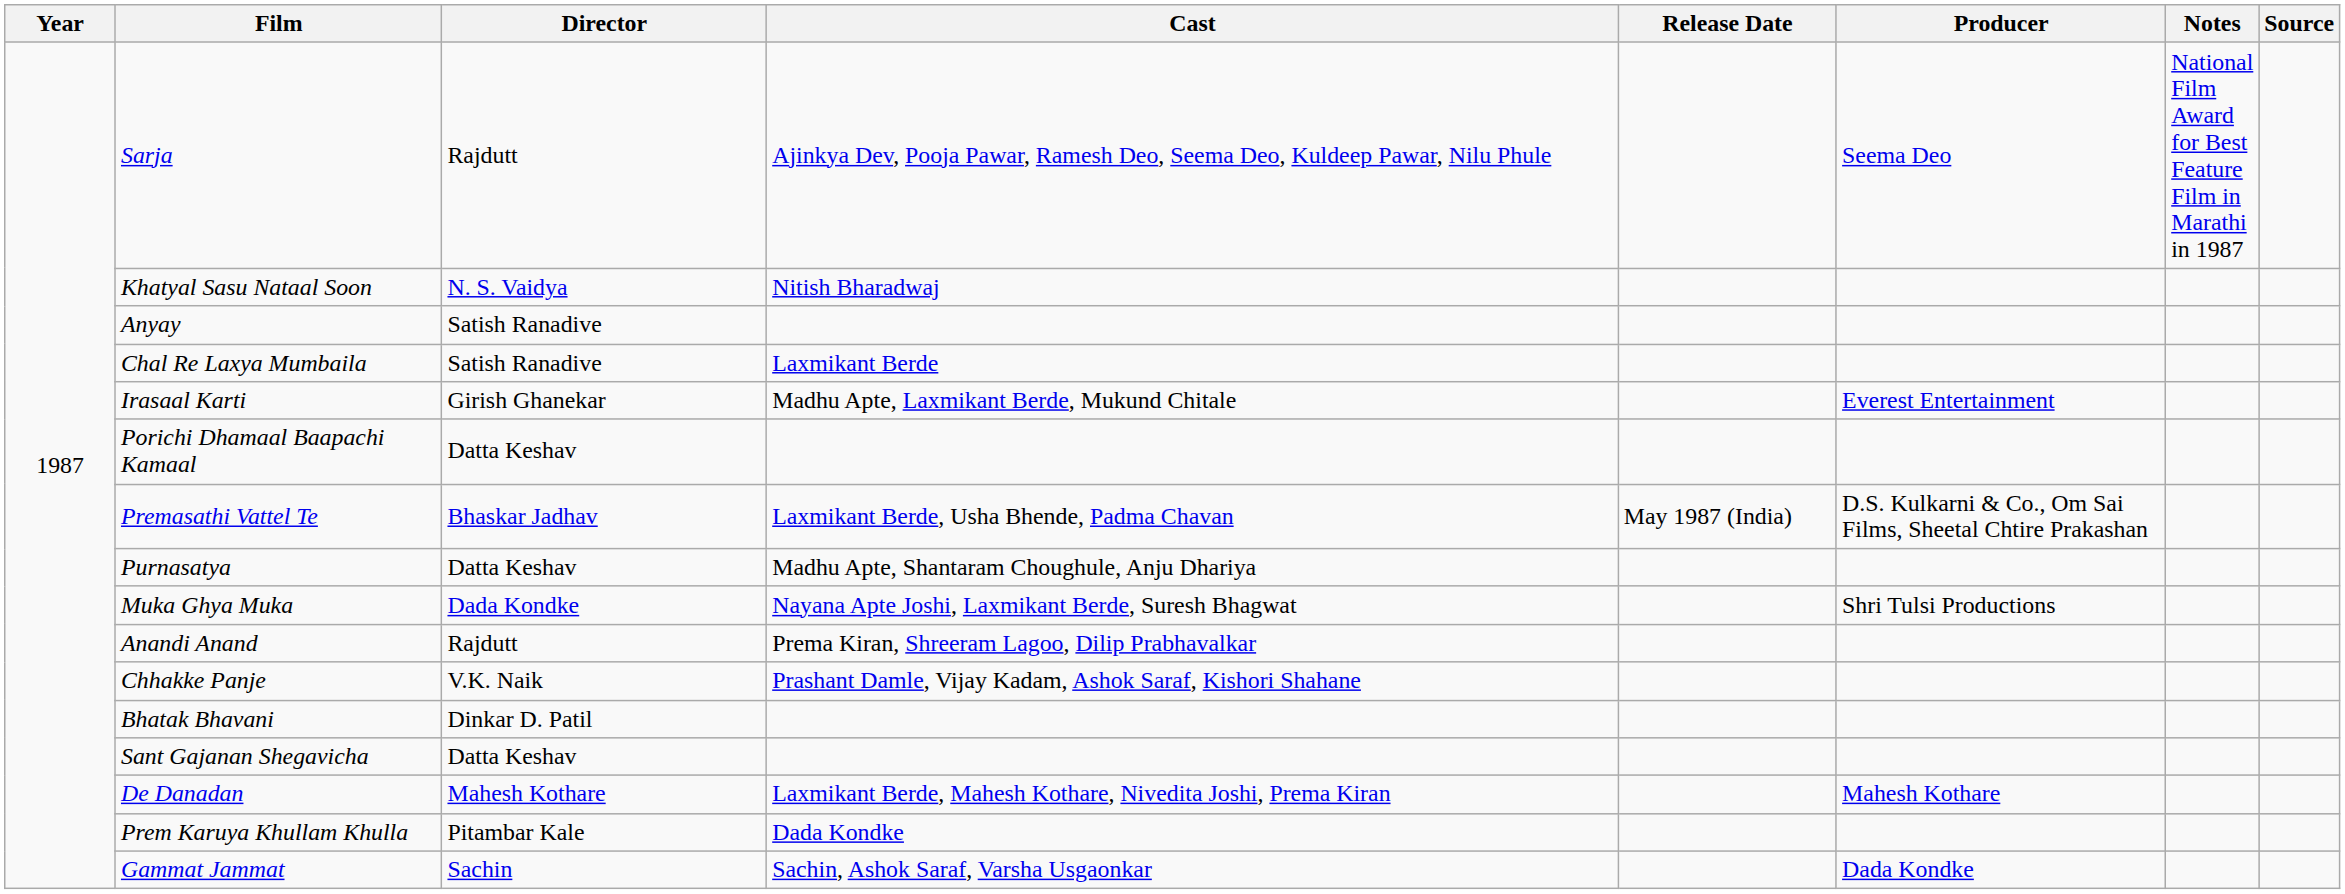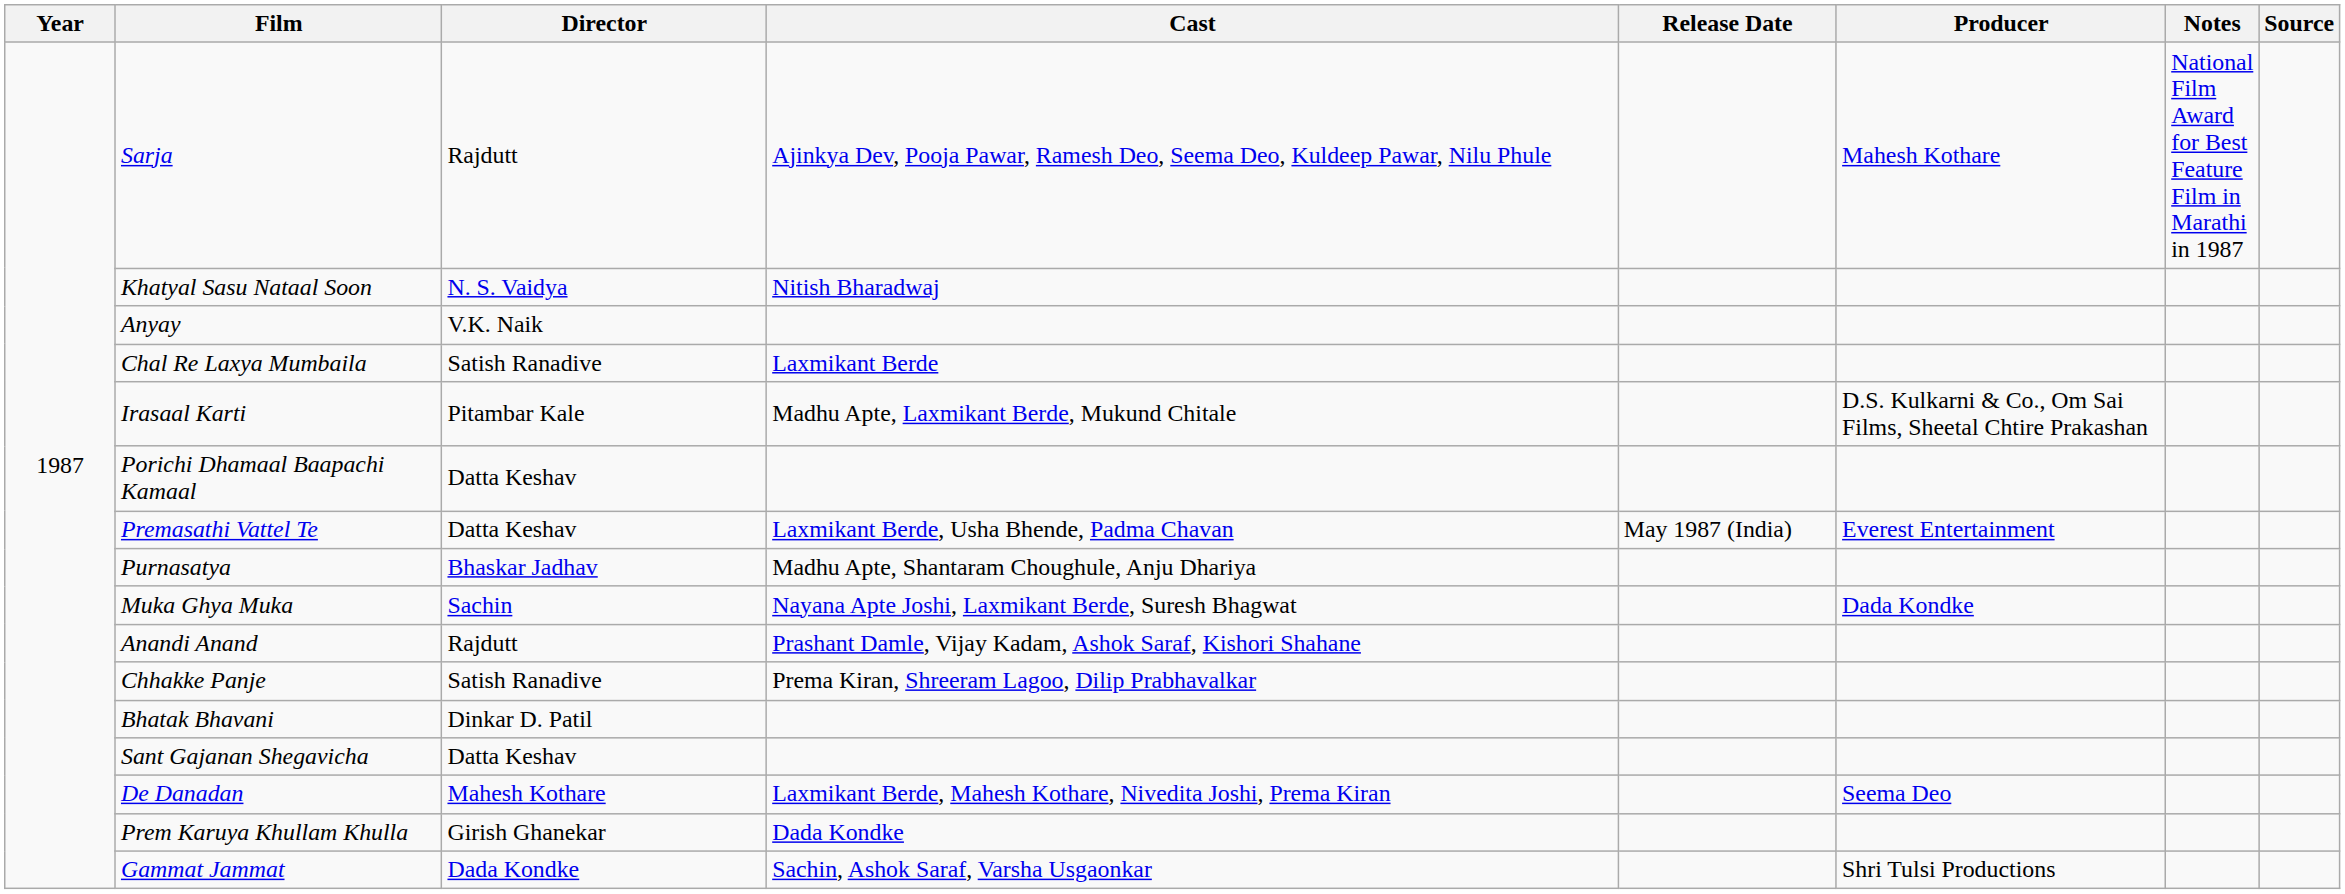(1897, 155) Seema Deo -> (1921, 155) Mahesh Kothare
(525, 324) Satish Ranadive -> (495, 324) V.K. Naik
(527, 400) Girish Ghanekar -> (516, 413) Pitambar Kale
(1948, 400) Everest Entertainment -> (1995, 413) D.S. Kulkarni & Co., Om Sai Films, Sheetal Chtire Prakashan
(523, 516) Bhaskar Jadhav -> (512, 529) Datta Keshav
(1995, 516) D.S. Kulkarni & Co., Om Sai Films, Sheetal Chtire Prakashan -> (1948, 529) Everest Entertainment
(512, 567) Datta Keshav -> (523, 567) Bhaskar Jadhav
(513, 605) Dada Kondke -> (480, 605) Sachin
(1949, 605) Shri Tulsi Productions -> (1908, 605) Dada Kondke
(1014, 642) Prema Kiran, Shreeram Lagoo, Dilip Prabhavalkar -> (1067, 642) Prashant Damle, Vijay Kadam, Ashok Saraf, Kishori Shahane
(495, 680) V.K. Naik -> (525, 680) Satish Ranadive
(1067, 680) Prashant Damle, Vijay Kadam, Ashok Saraf, Kishori Shahane -> (1014, 680) Prema Kiran, Shreeram Lagoo, Dilip Prabhavalkar
(1921, 794) Mahesh Kothare -> (1897, 794) Seema Deo
(516, 831) Pitambar Kale -> (527, 831) Girish Ghanekar
(480, 869) Sachin -> (513, 869) Dada Kondke
(1908, 869) Dada Kondke -> (1949, 869) Shri Tulsi Productions
